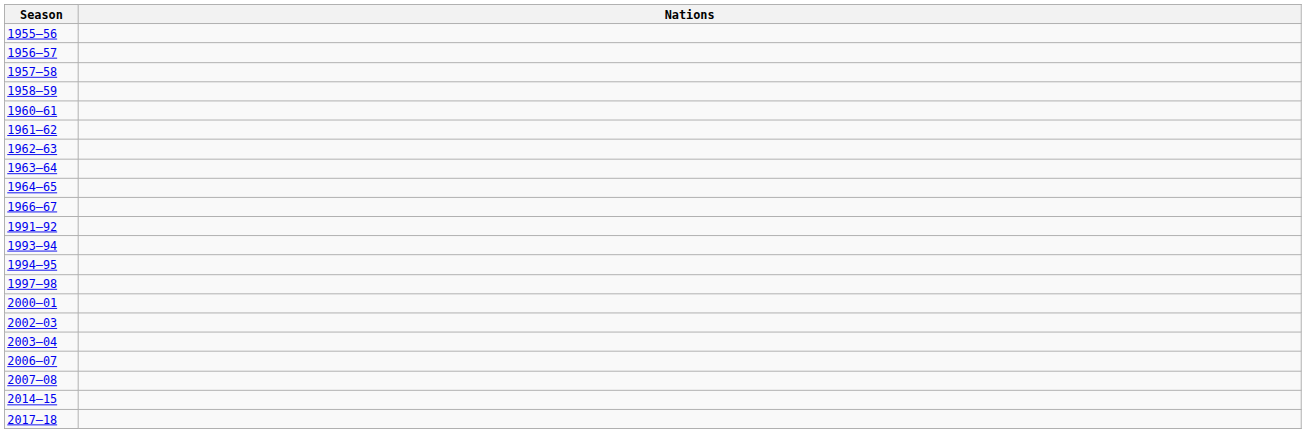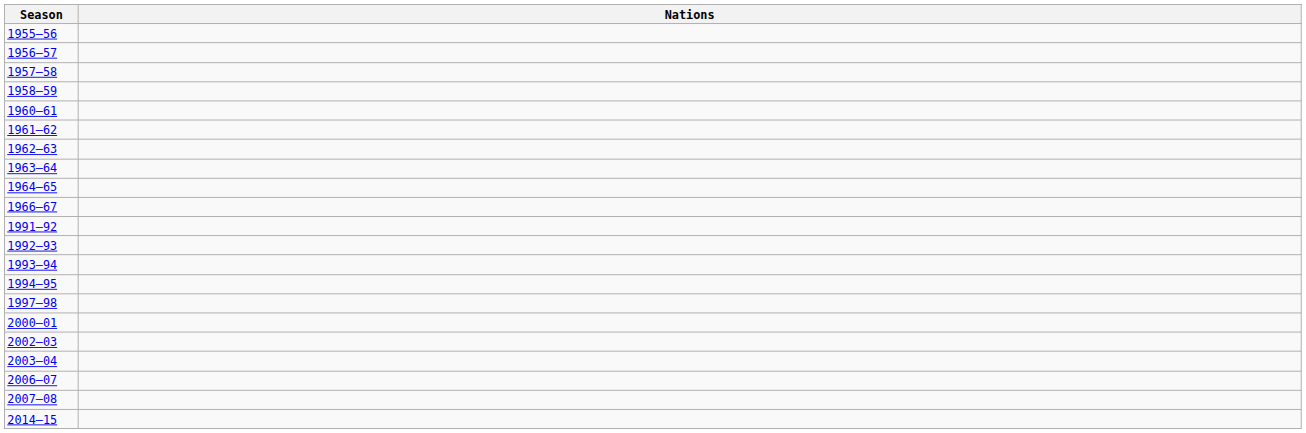+ row: (32, 245)
- row: (32, 419)
